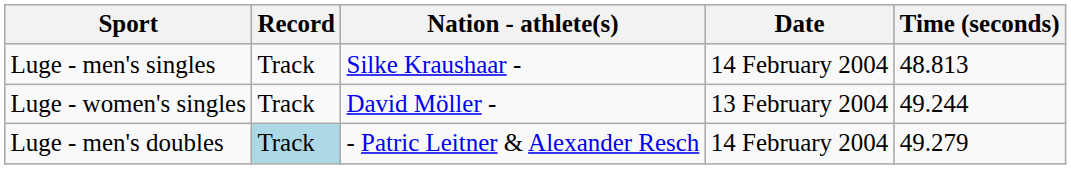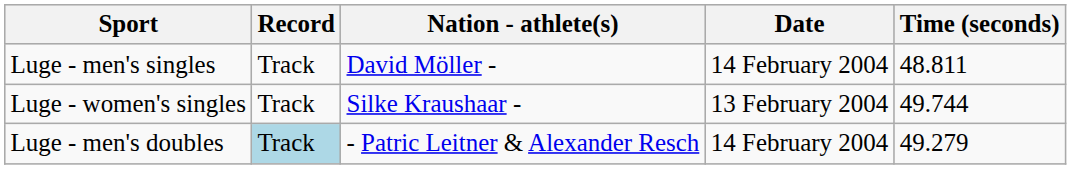(434, 63) Silke Kraushaar - -> (421, 63) David Möller -
(934, 63) 48.813 -> (934, 63) 48.811
(421, 103) David Möller - -> (434, 103) Silke Kraushaar -
(934, 103) 49.244 -> (934, 103) 49.744
